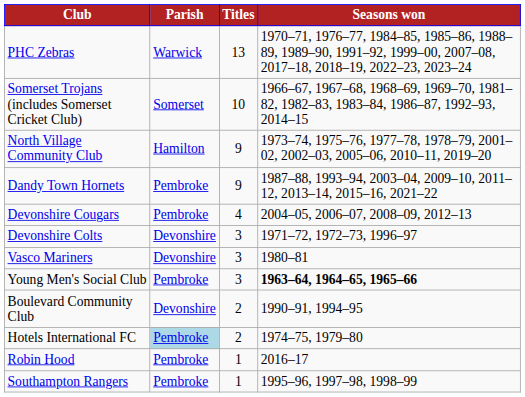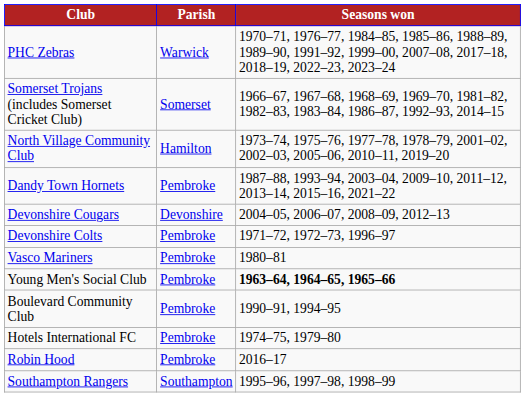- column: (238, 15)
(181, 214) Pembroke -> (191, 214) Devonshire
(185, 236) Devonshire -> (188, 236) Pembroke
(185, 258) Devonshire -> (188, 258) Pembroke
(185, 308) Devonshire -> (188, 308) Pembroke
(181, 338) lightblue background -> (188, 338) no background
(181, 381) Pembroke -> (196, 381) Southampton
